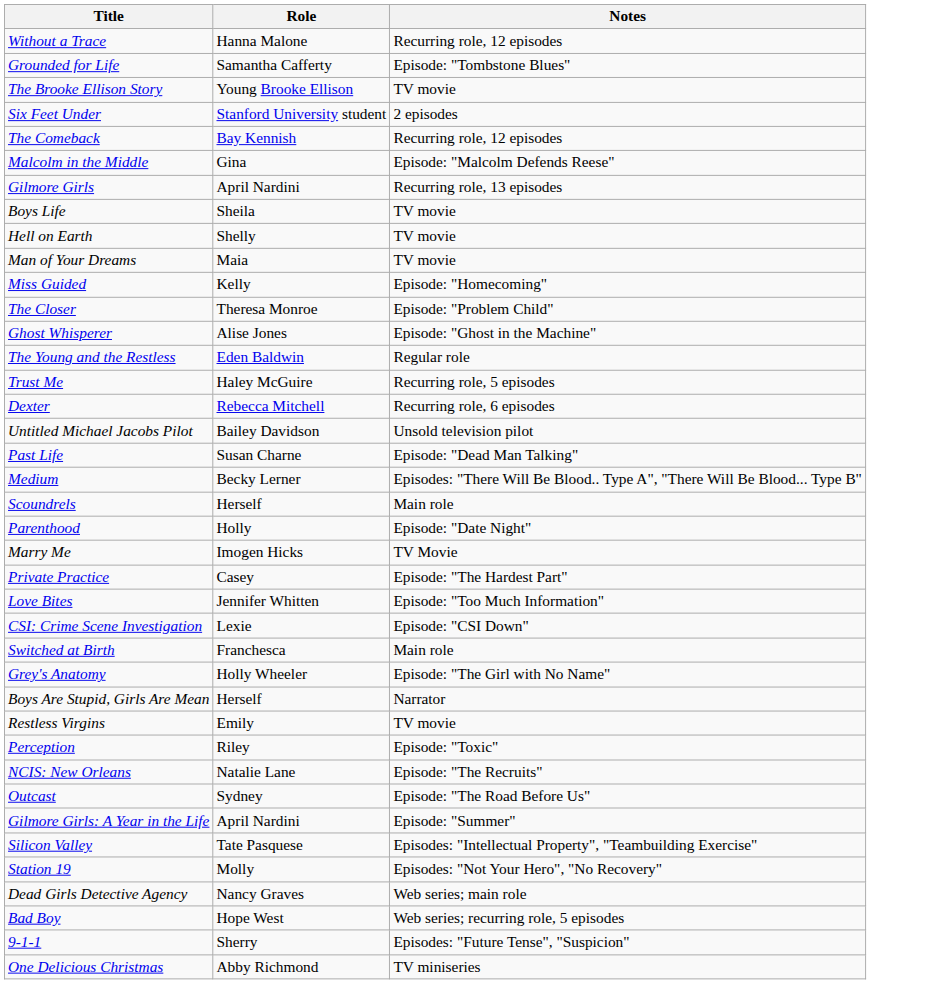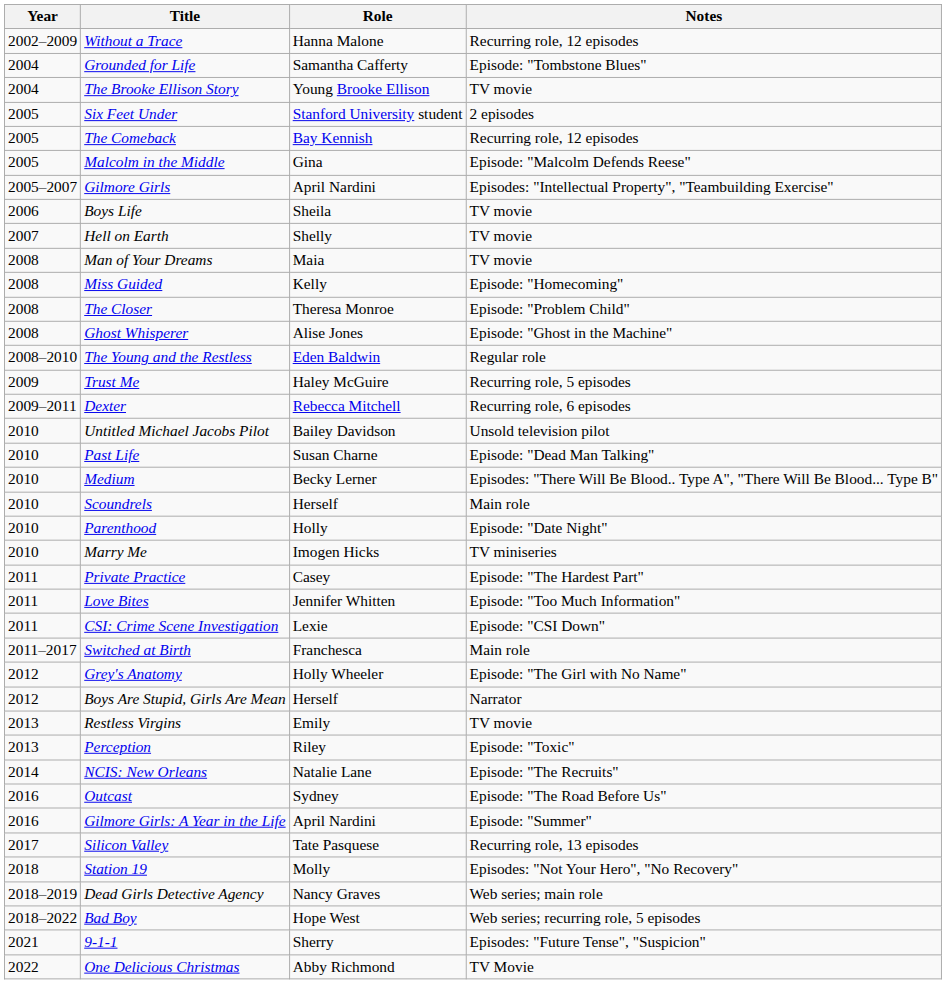+ column: (43, 16)
(478, 187) Recurring role, 13 episodes -> (652, 187) Episodes: "Intellectual Property", "Teambuilding Exercise"
(425, 552) TV Movie -> (513, 552) TV miniseries
(575, 844) Episodes: "Intellectual Property", "Teambuilding Exercise" -> (554, 844) Recurring role, 13 episodes
(437, 966) TV miniseries -> (502, 966) TV Movie
